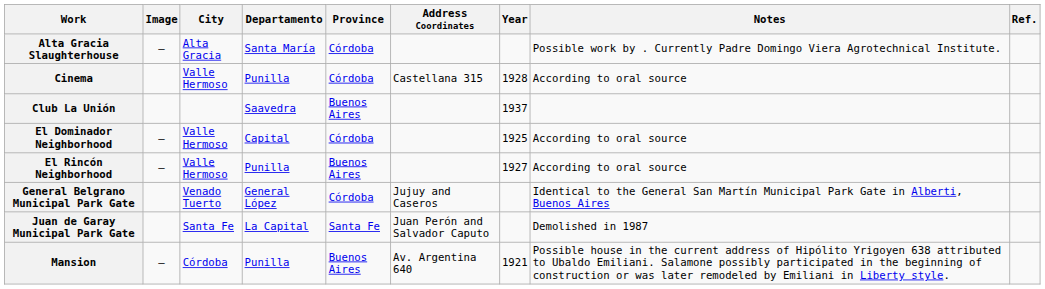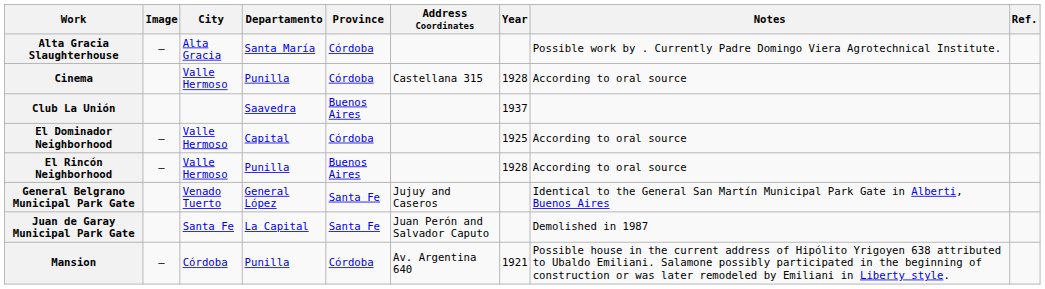(515, 168) 1927 -> (515, 168) 1928
(351, 197) Córdoba -> (354, 197) Santa Fe
(348, 263) Buenos Aires -> (351, 263) Córdoba
